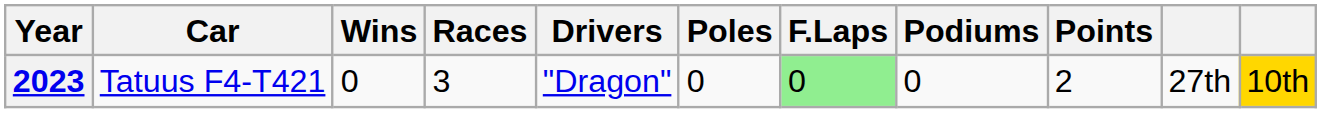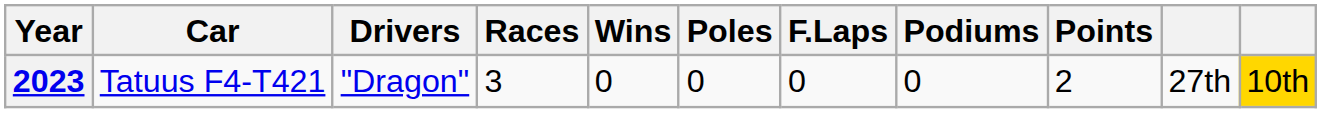columns swapped: (607, 30) <-> (379, 30)
(797, 81) lightgreen background -> (797, 81) no background
